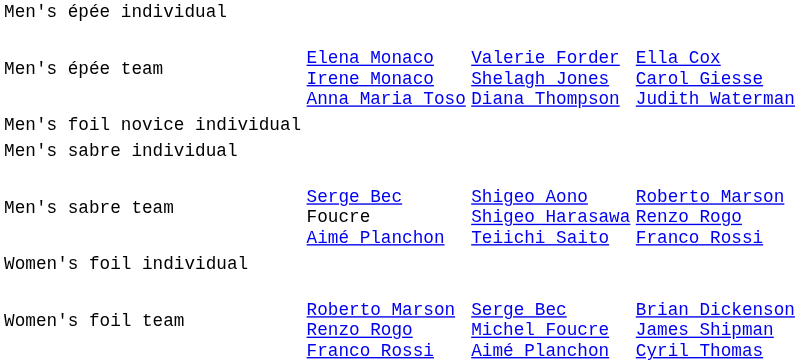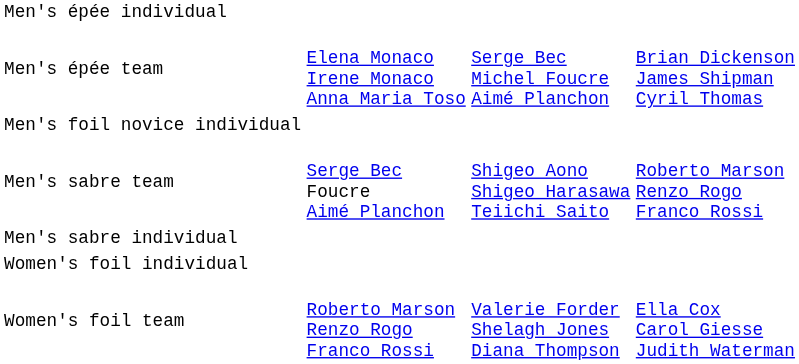(545, 79) Valerie Forder Shelagh Jones Diana Thompson -> (540, 79) Serge Bec Michel Foucre Aimé Planchon
(715, 79) Ella Cox Carol Giesse Judith Waterman -> (715, 79) Brian Dickenson James Shipman Cyril Thomas
rows swapped: (121, 151) <-> (89, 207)
(540, 331) Serge Bec Michel Foucre Aimé Planchon -> (545, 331) Valerie Forder Shelagh Jones Diana Thompson
(715, 331) Brian Dickenson James Shipman Cyril Thomas -> (715, 331) Ella Cox Carol Giesse Judith Waterman
